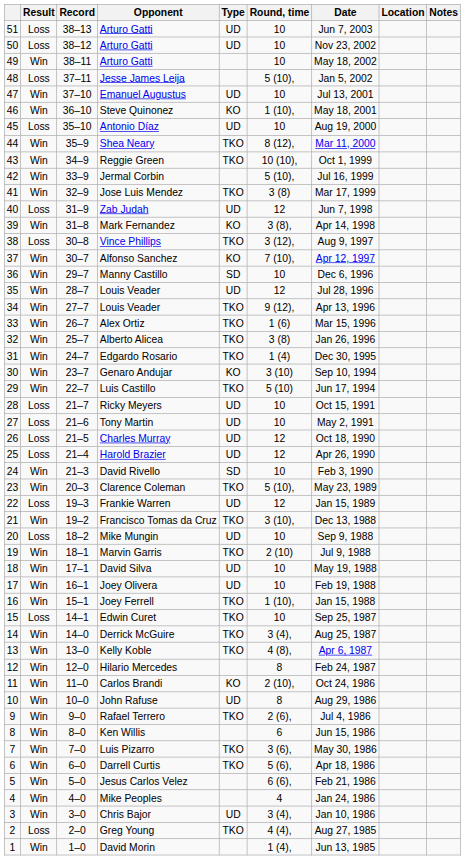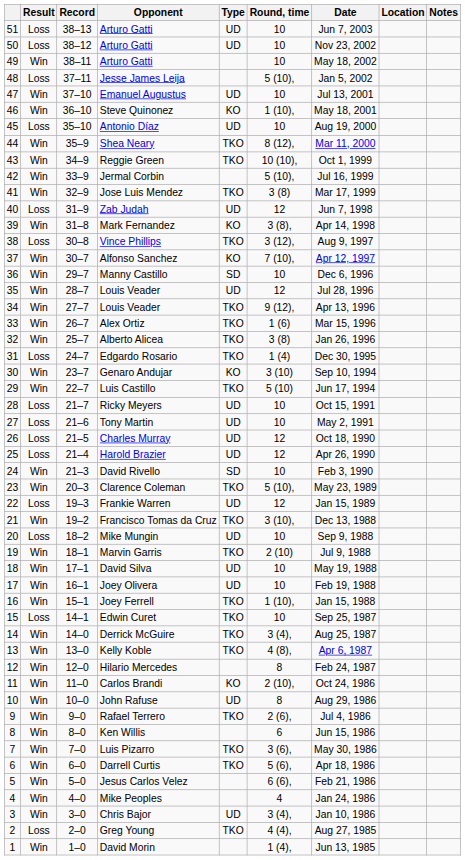(39, 356) Win -> (39, 356) Loss
